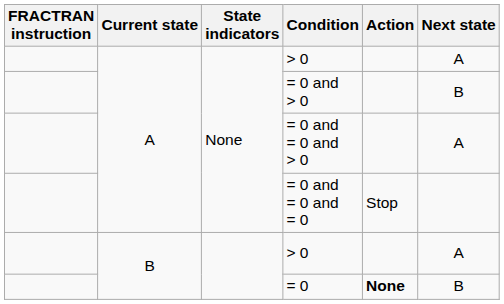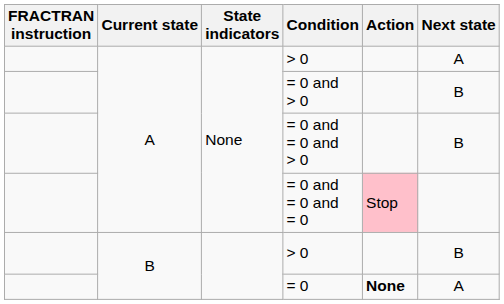(459, 143) A -> (459, 143) B
(382, 202) no background -> (382, 202) pink background
(459, 253) A -> (459, 253) B
(459, 286) B -> (459, 286) A
